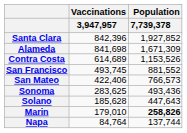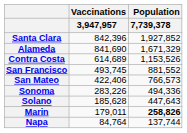(110, 48) 841,698 -> (110, 48) 841,690
(160, 48) 1,671,309 -> (160, 48) 1,671,329
(110, 91) 283,625 -> (110, 91) 283,226
(164, 91) 493,436 -> (164, 91) 494,336
(110, 112) 179,010 -> (111, 112) 179,011
